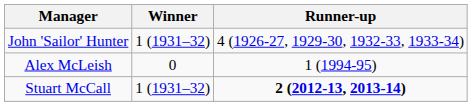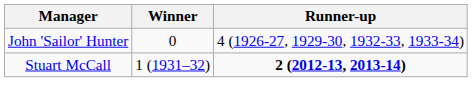(173, 40) 1 (1931–32) -> (173, 40) 0
- row: (68, 64)
